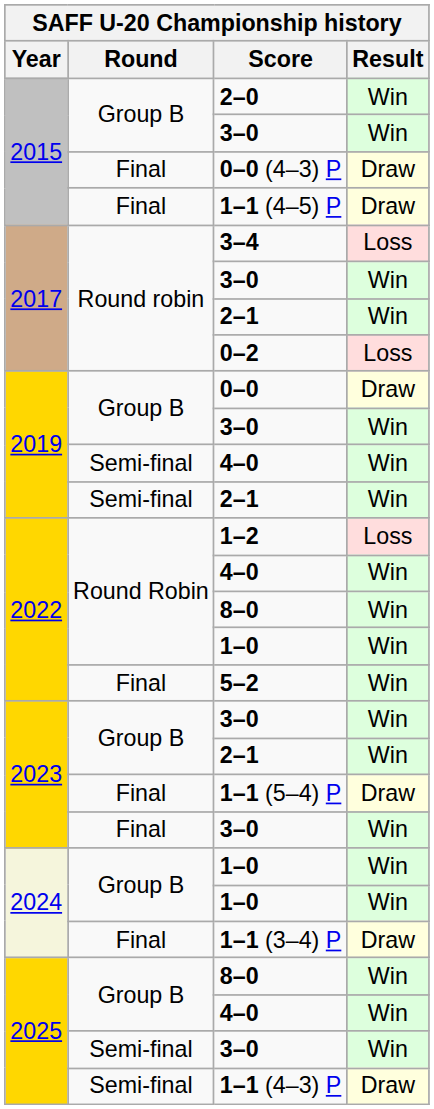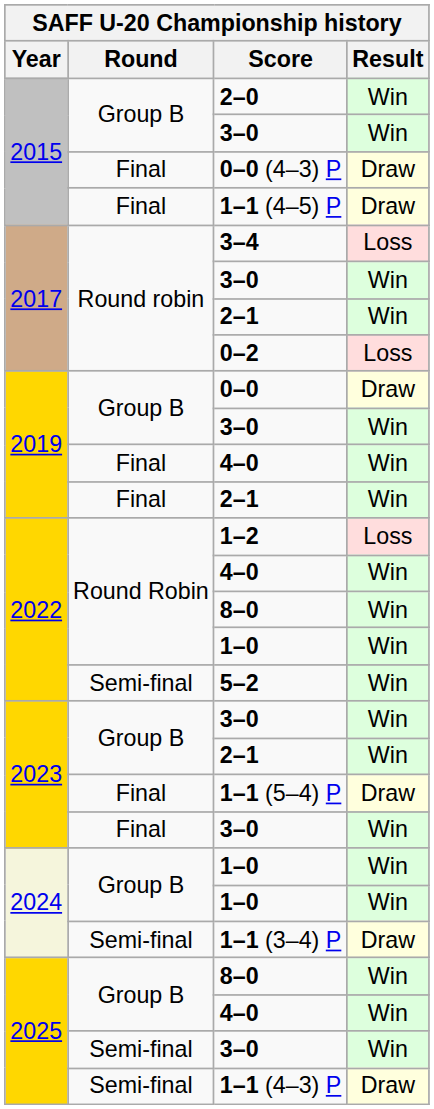(141, 463) Semi-final -> (141, 463) Final
(141, 499) Semi-final -> (141, 499) Final
(141, 683) Final -> (141, 683) Semi-final
(141, 939) Final -> (141, 939) Semi-final
